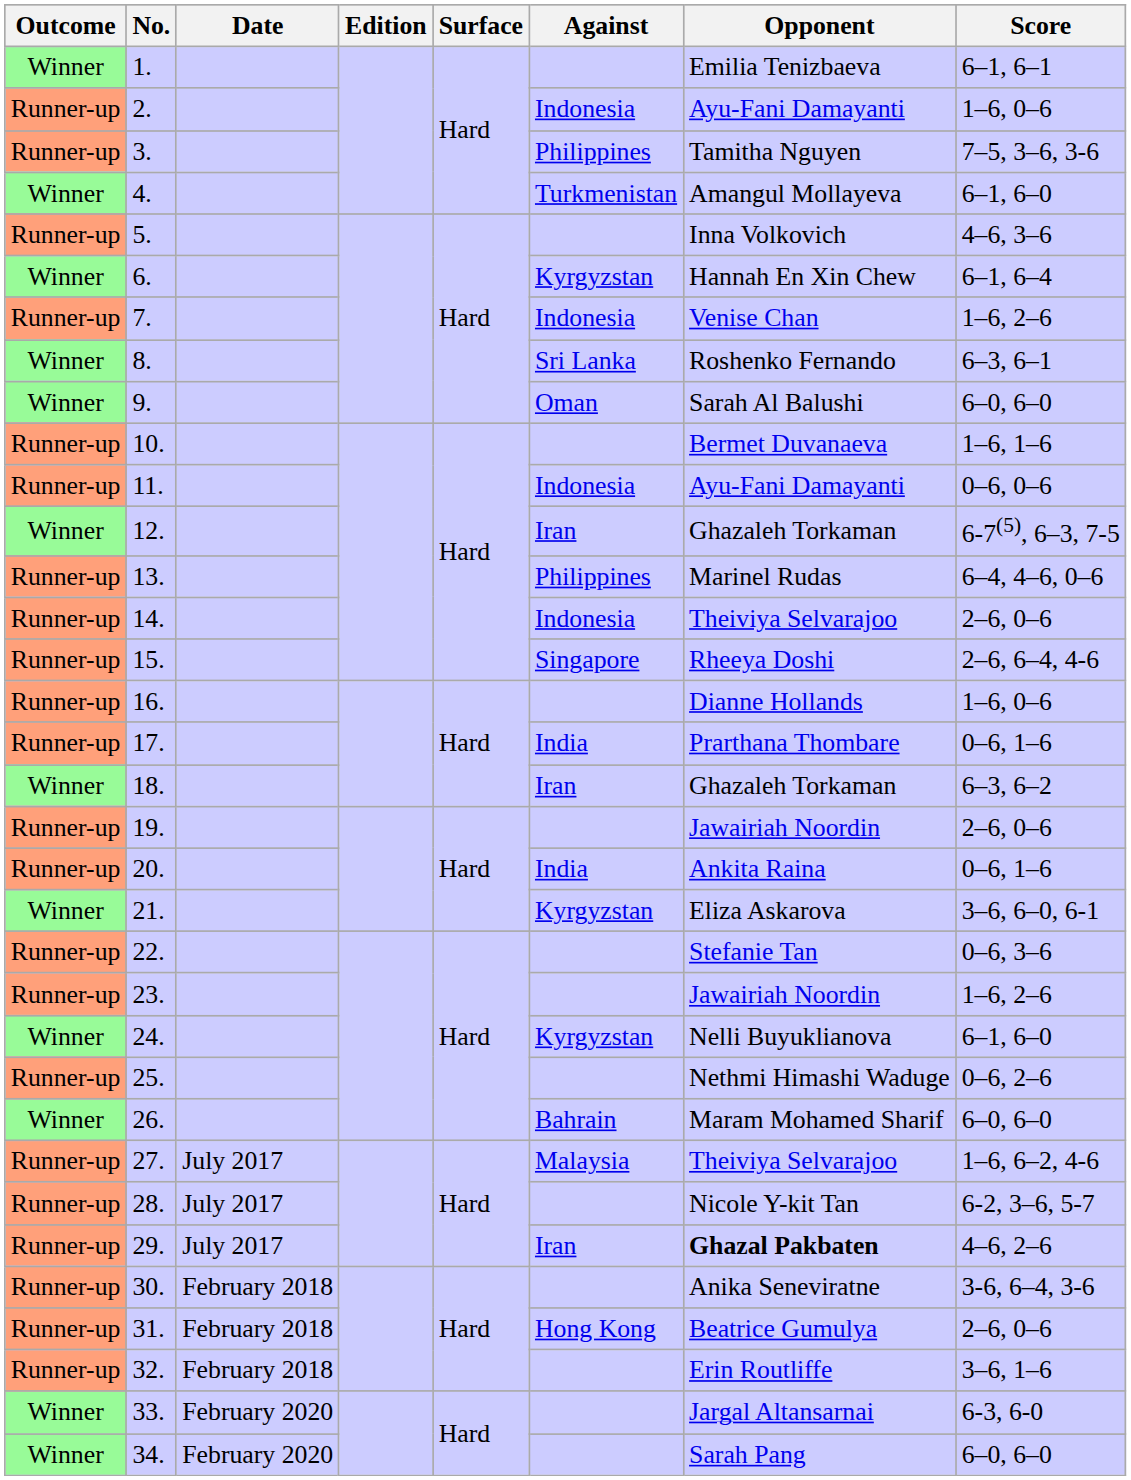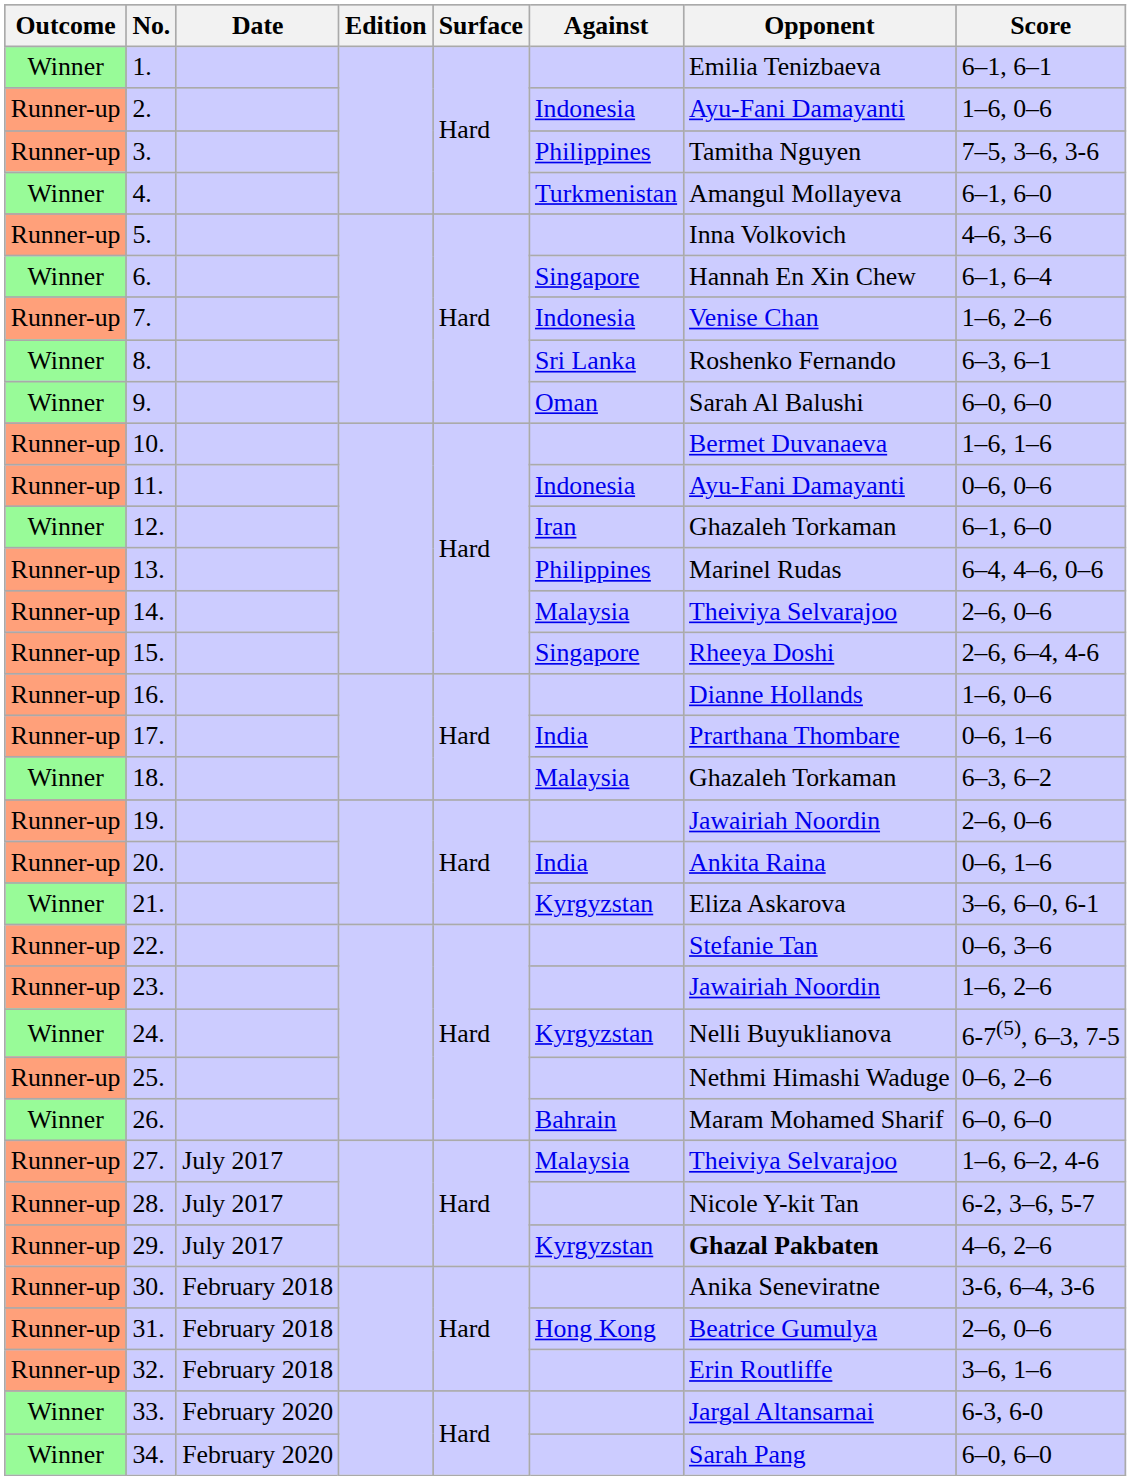(594, 275) Kyrgyzstan -> (587, 275) Singapore
(1041, 530) 6-7(5), 6–3, 7-5 -> (1007, 526) 6–1, 6–0
(585, 617) Indonesia -> (582, 610) Malaysia
(556, 784) Iran -> (582, 777) Malaysia
(1007, 1035) 6–1, 6–0 -> (1041, 1031) 6-7(5), 6–3, 7-5
(556, 1244) Iran -> (594, 1244) Kyrgyzstan
